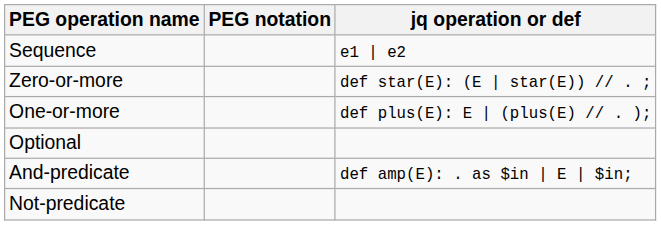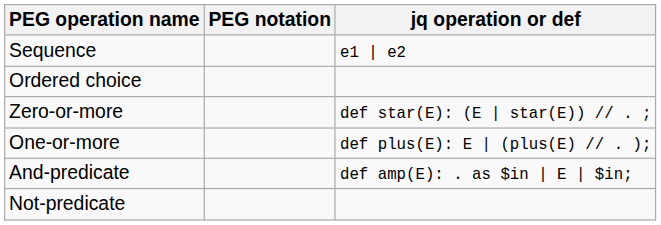+ row: (75, 81)
- row: (45, 142)
